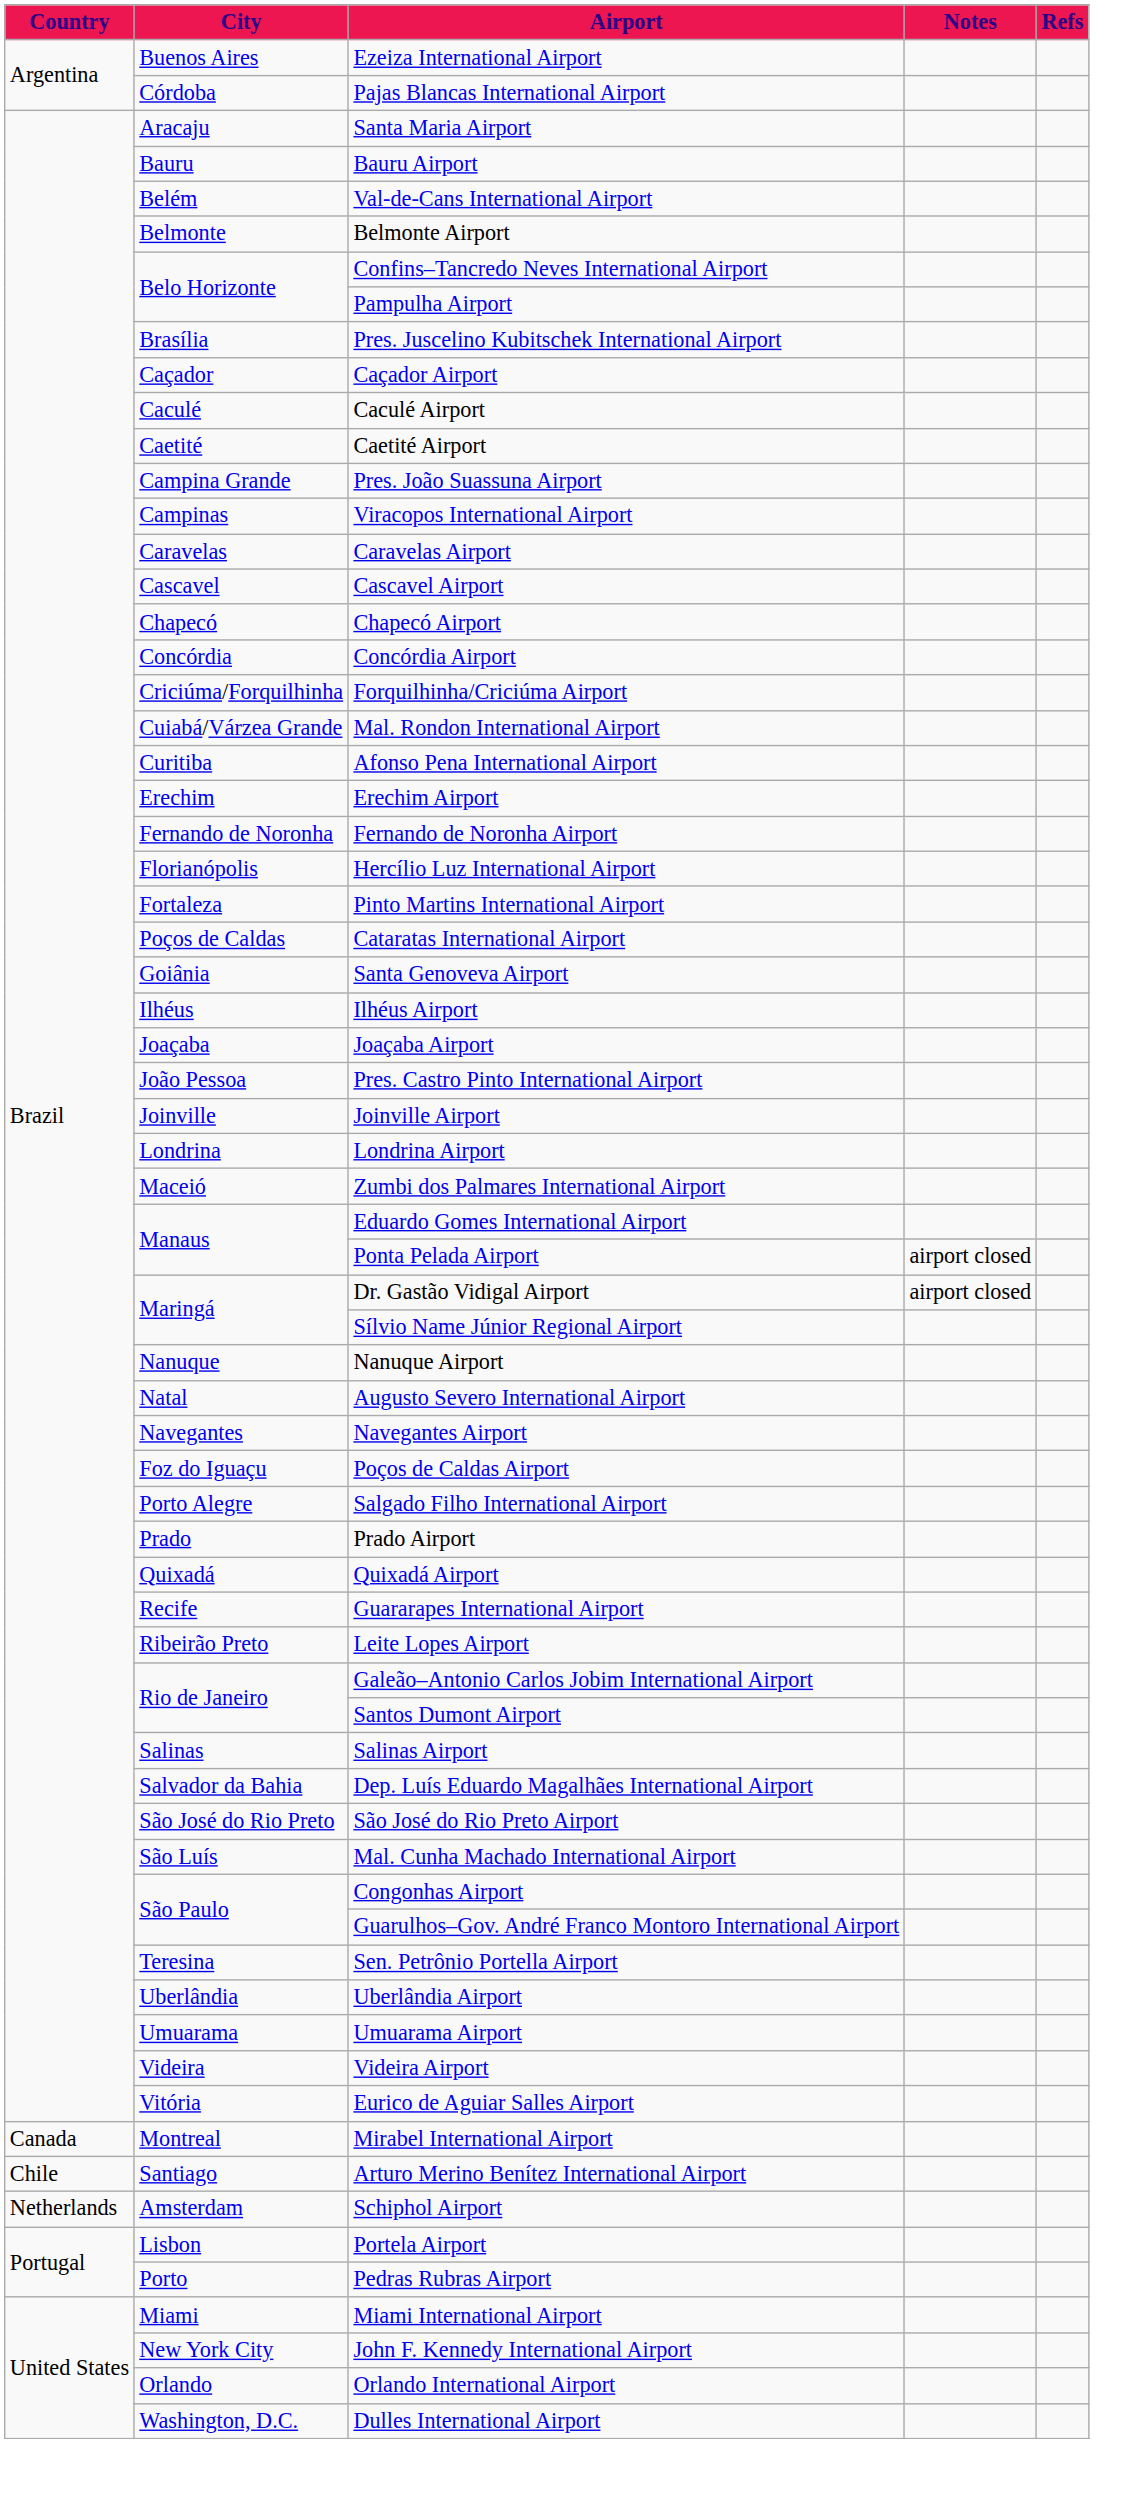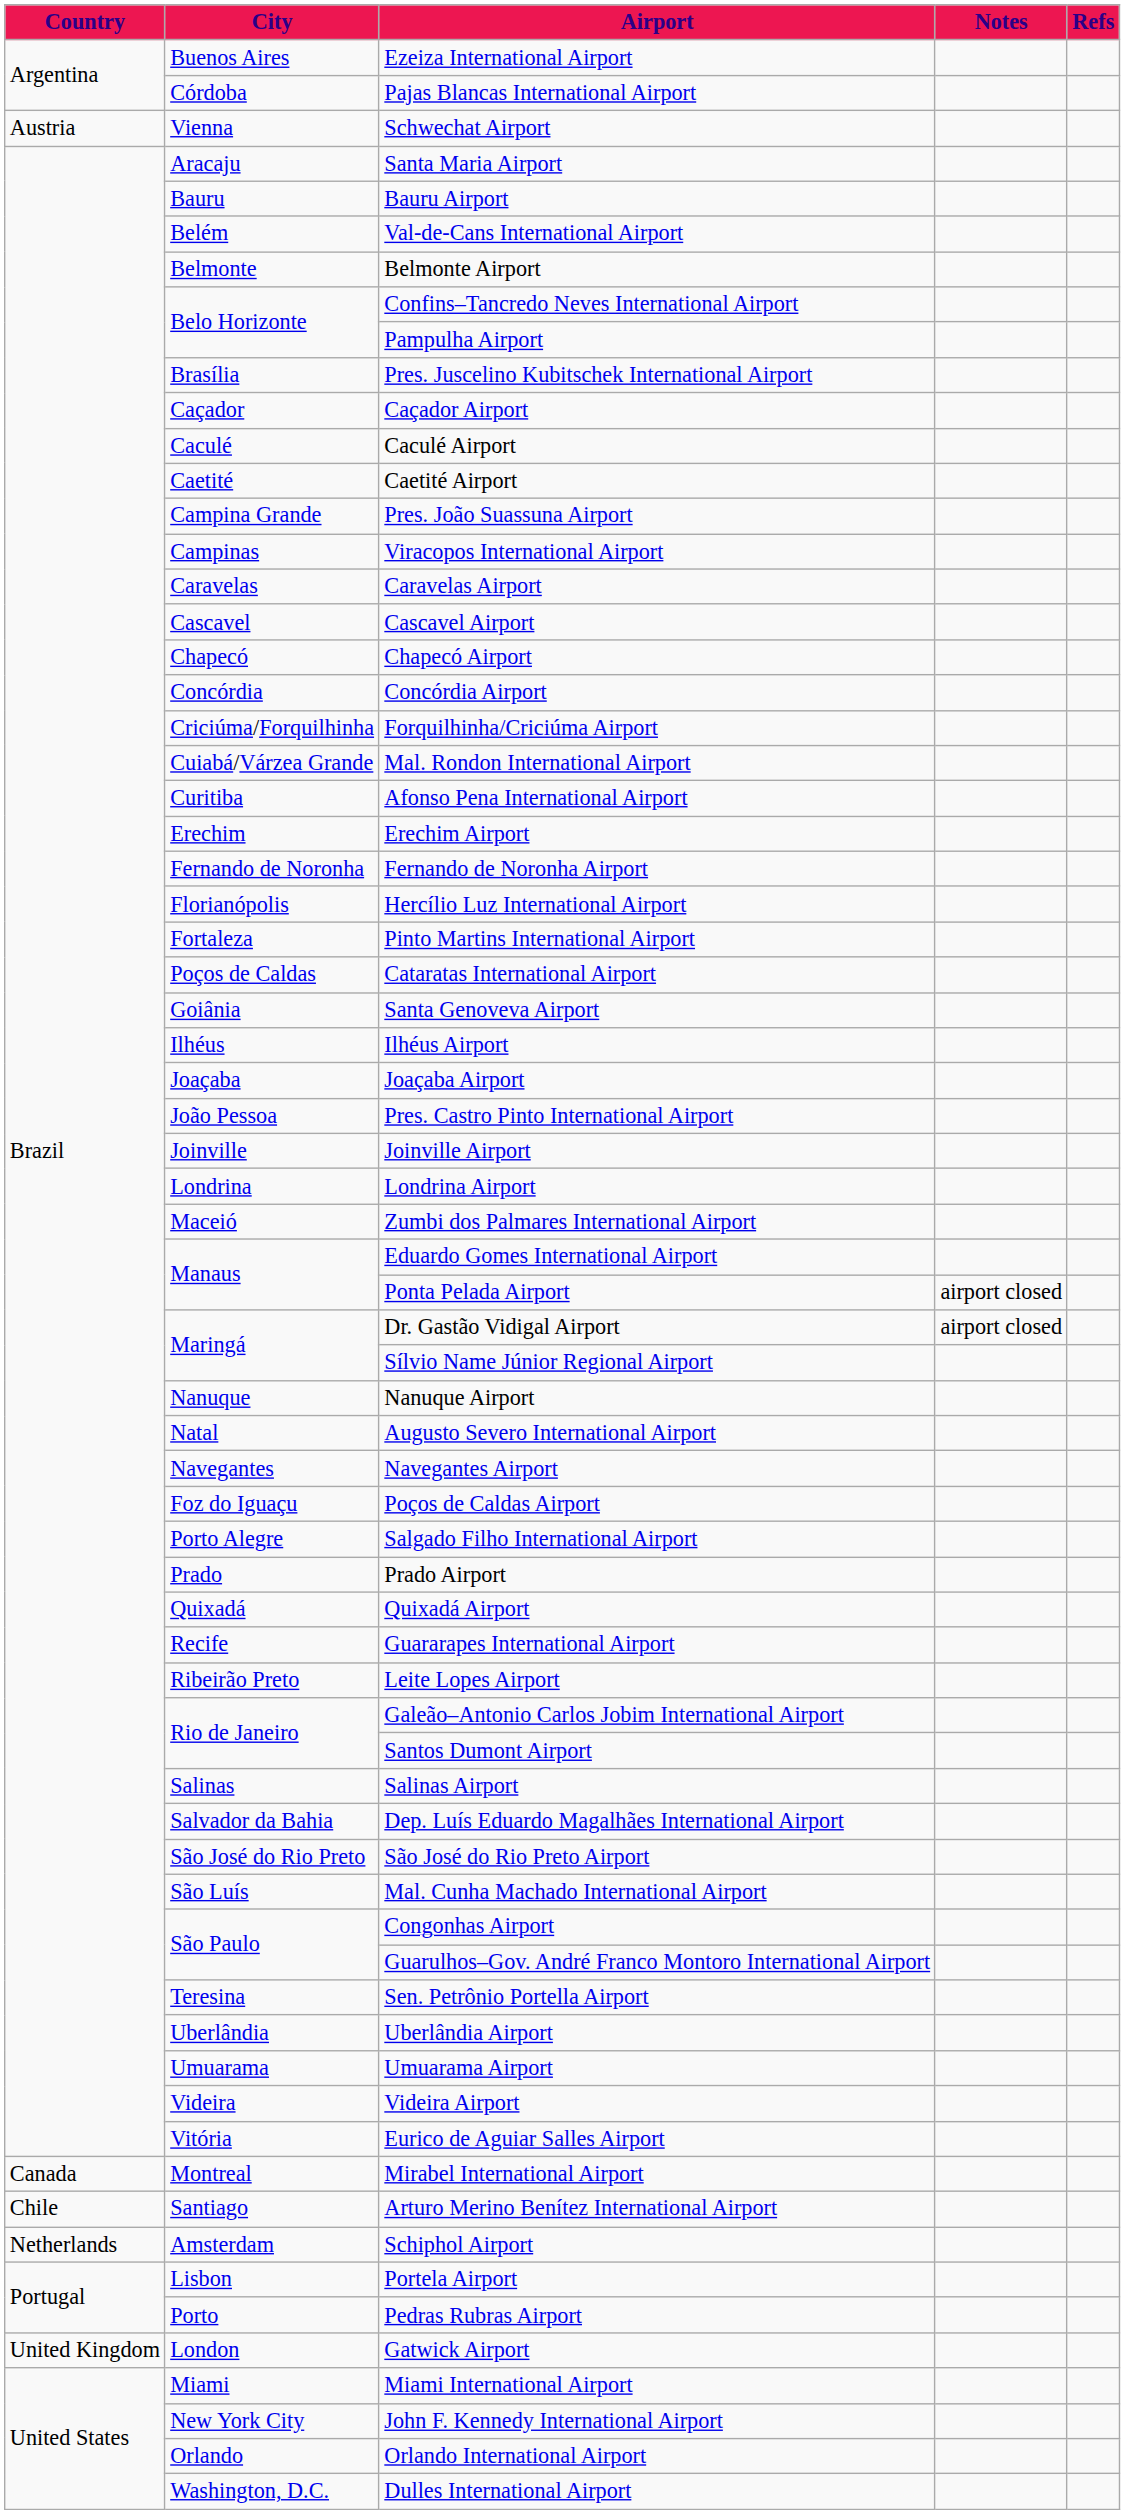+ row: (467, 127)
+ row: (457, 2350)
